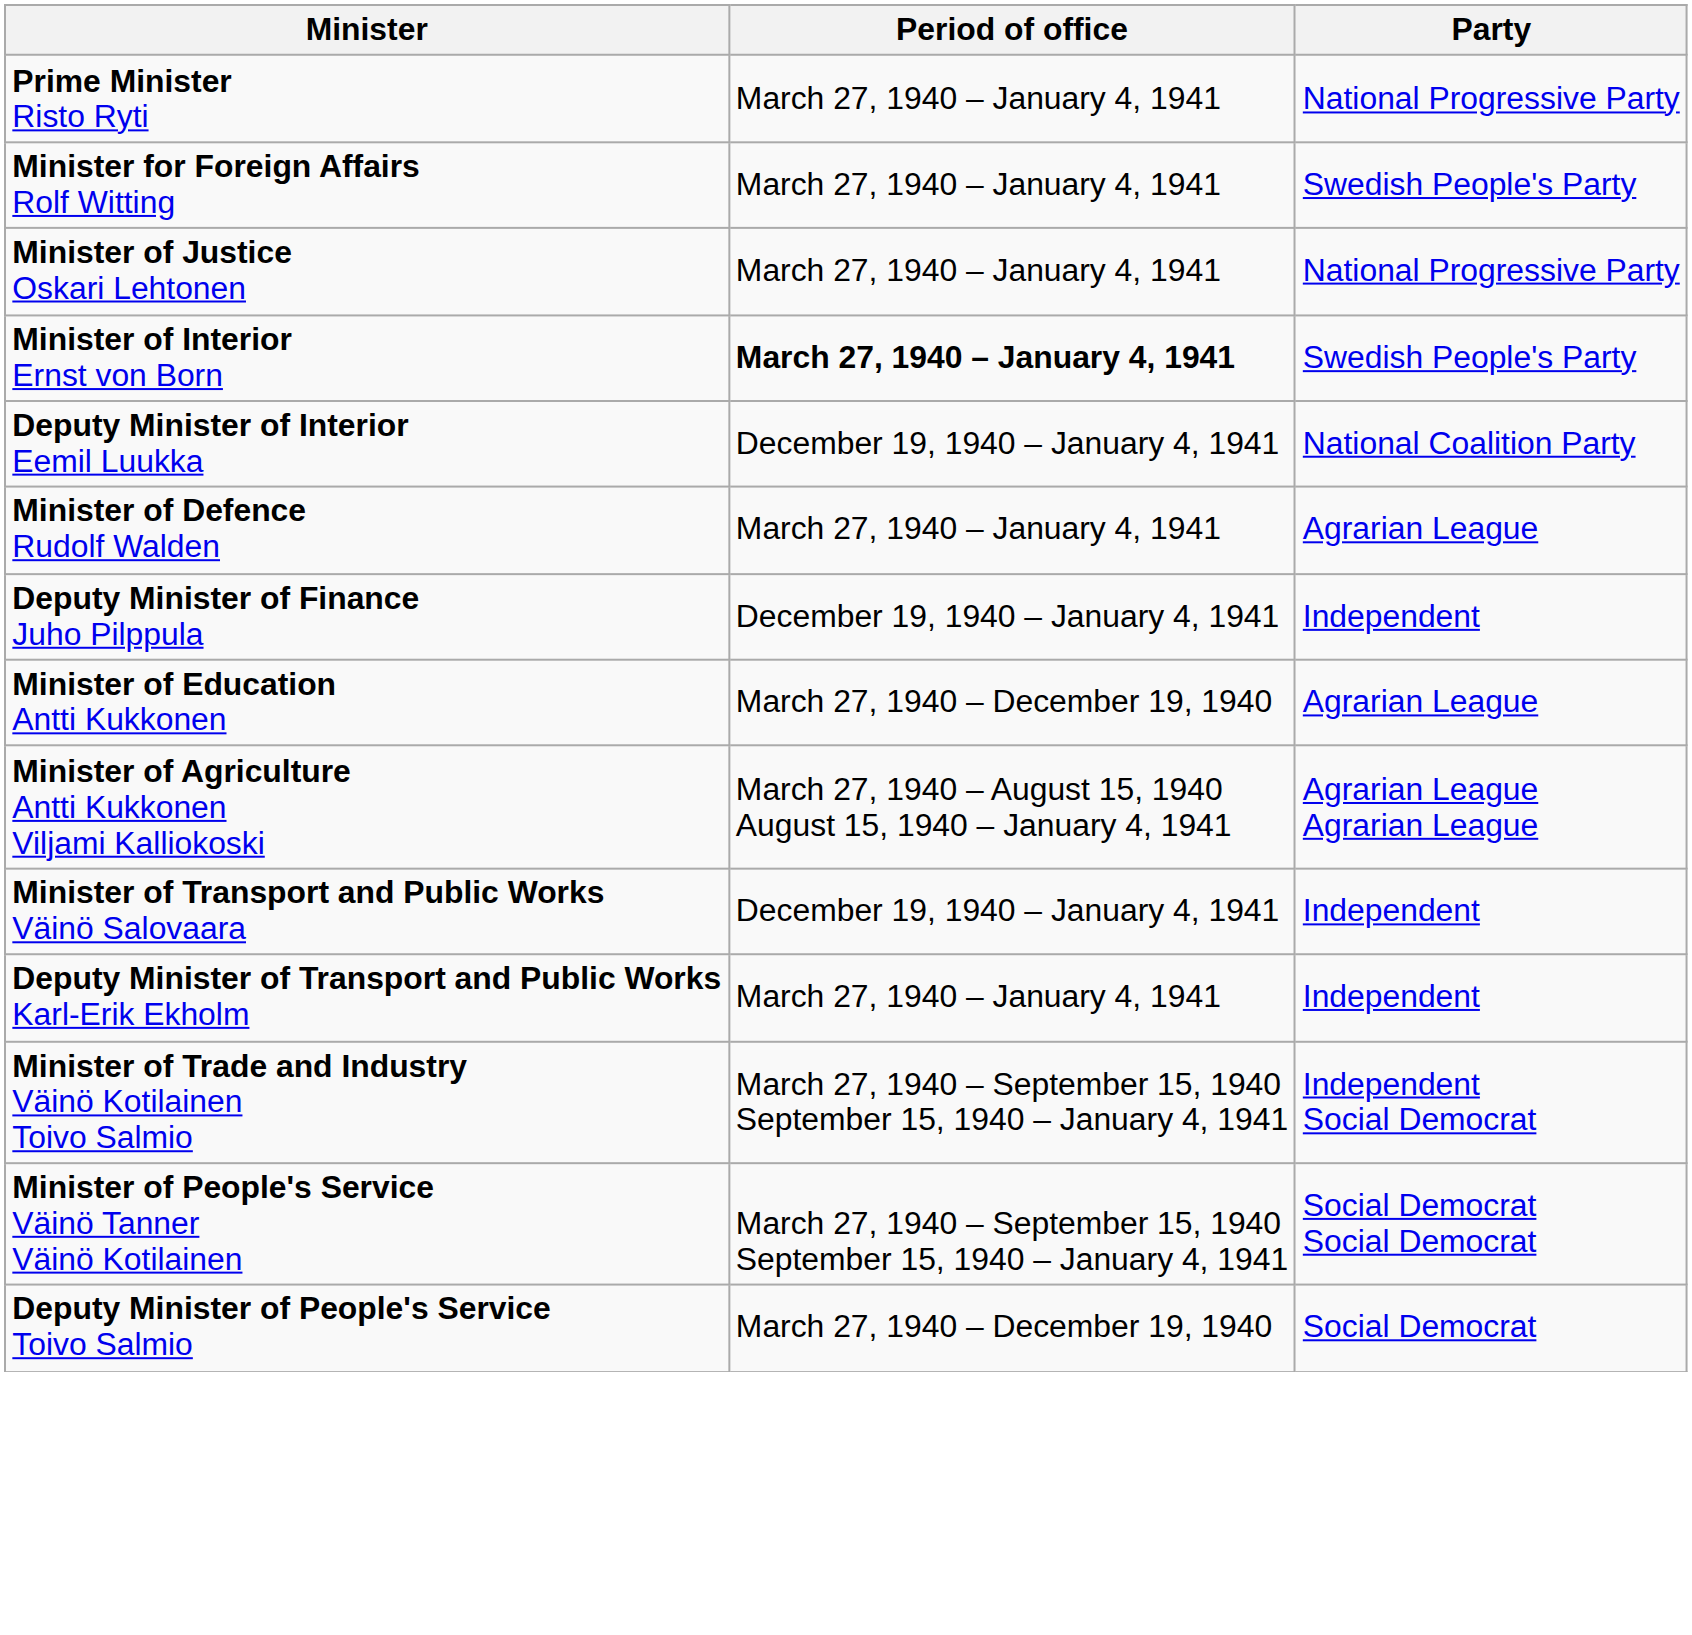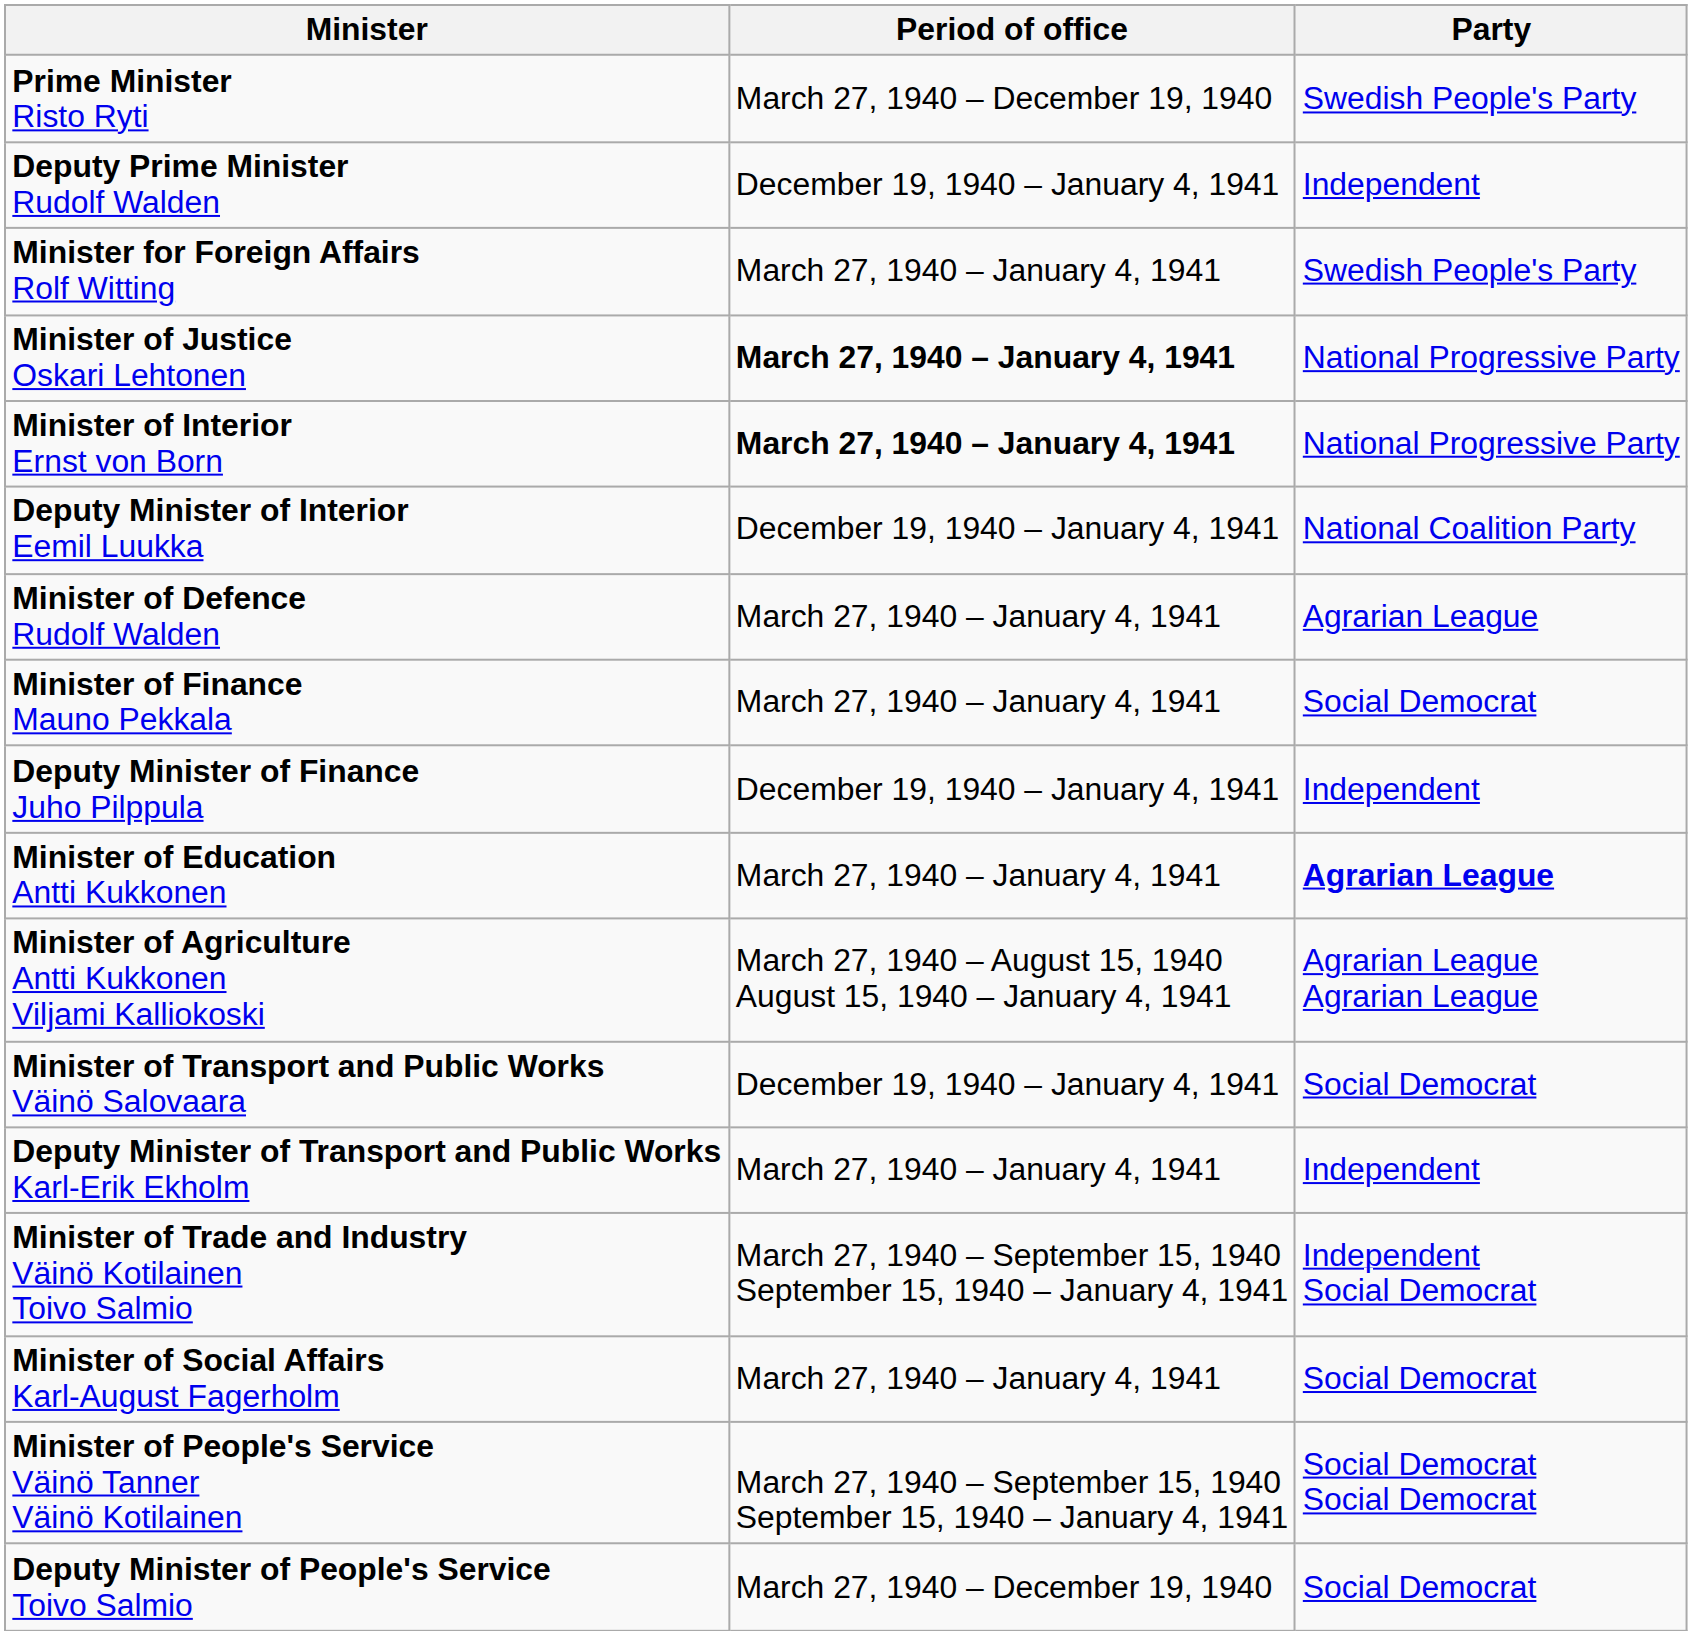(978, 98) March 27, 1940 – January 4, 1941 -> (1004, 98) March 27, 1940 – December 19, 1940
(1491, 98) National Progressive Party -> (1470, 98) Swedish People's Party
+ row: (180, 184)
(978, 270) normal -> (985, 357) bold
(1470, 357) Swedish People's Party -> (1491, 443) National Progressive Party
+ row: (157, 702)
(1004, 702) March 27, 1940 – December 19, 1940 -> (978, 875) March 27, 1940 – January 4, 1941
(1421, 702) normal -> (1428, 875) bold
(1391, 910) Independent -> (1420, 1083) Social Democrat
+ row: (198, 1378)
